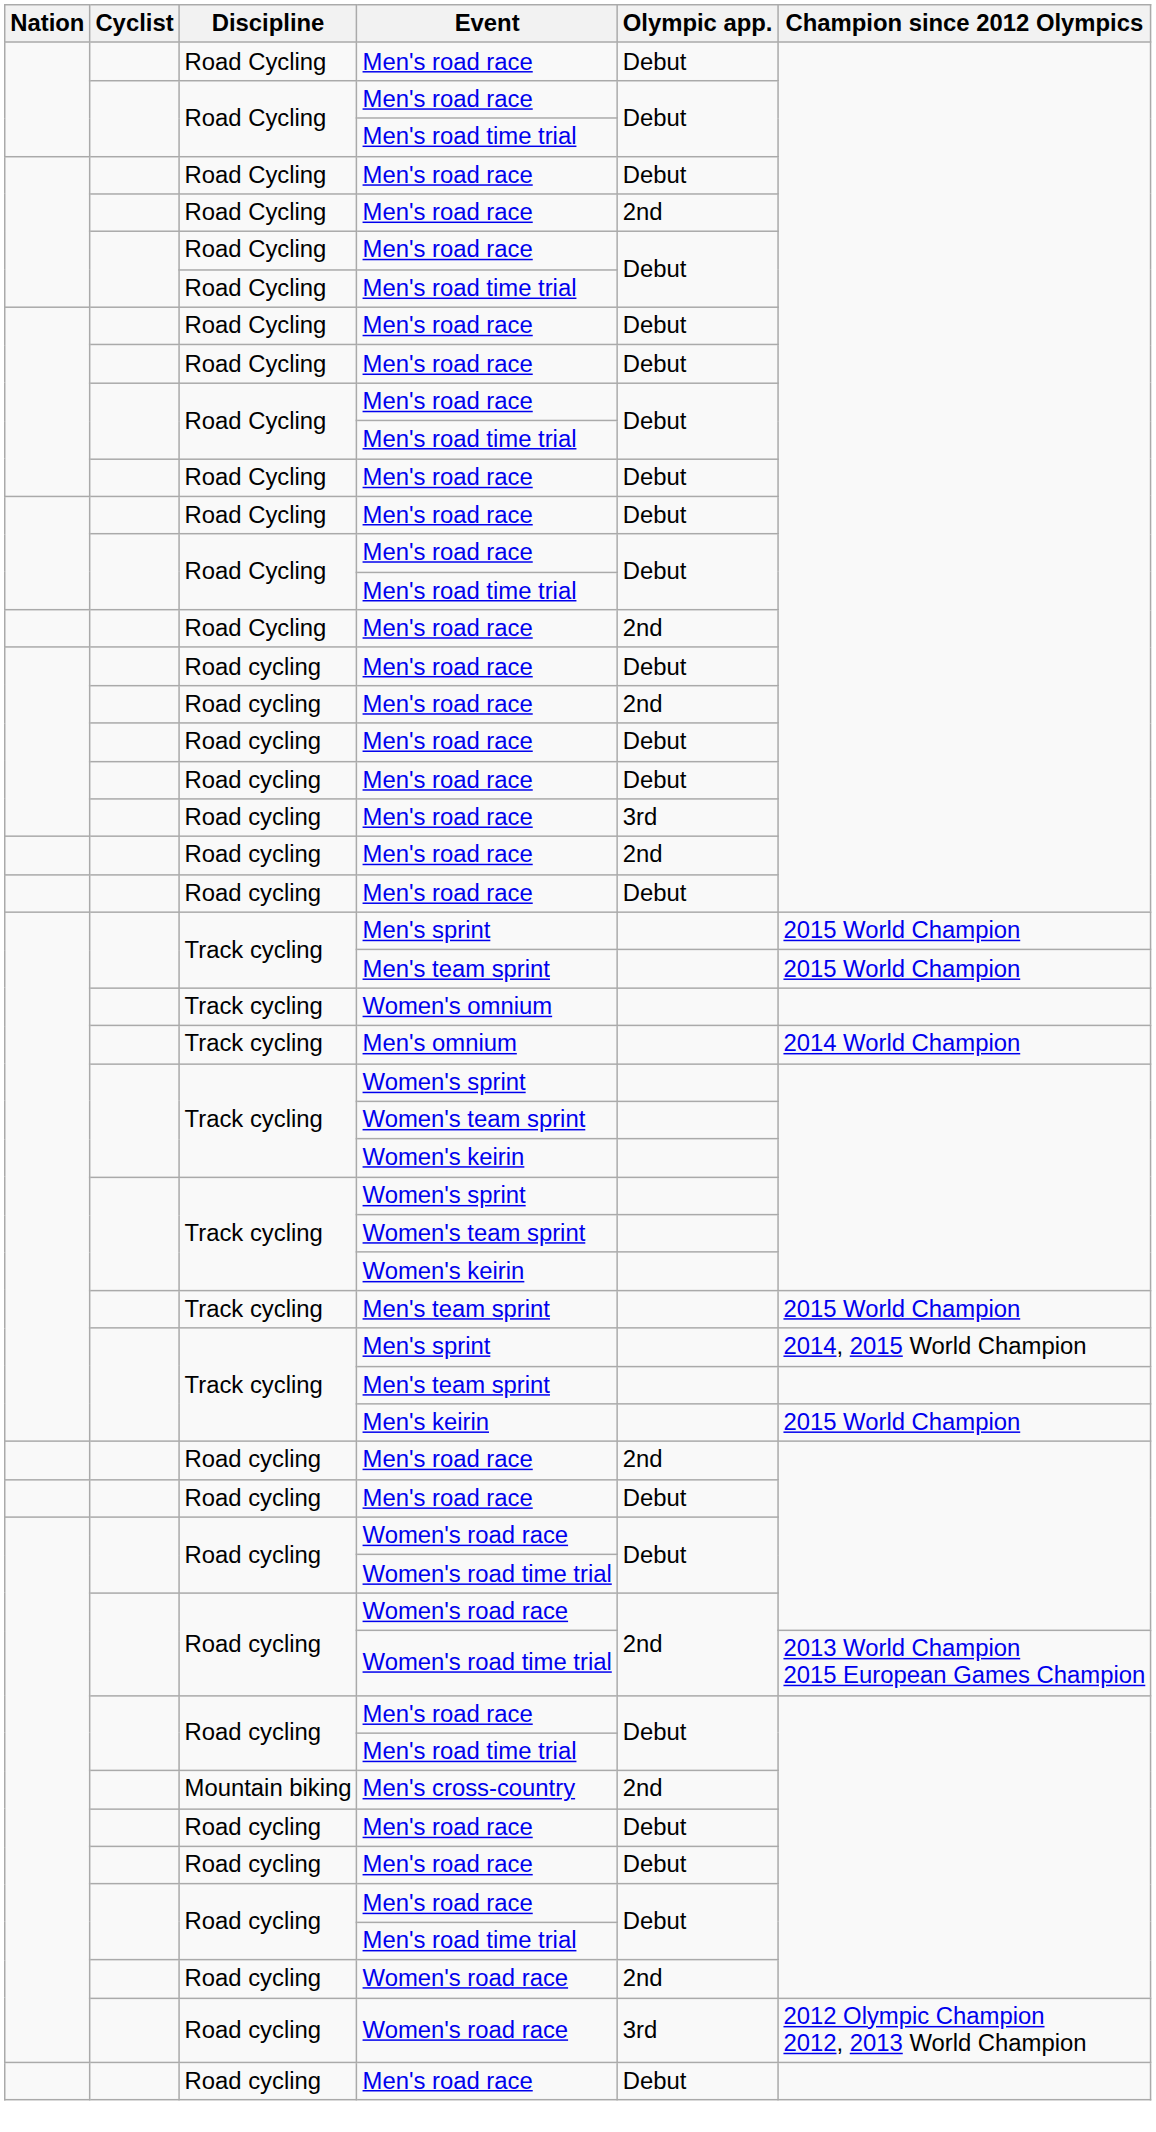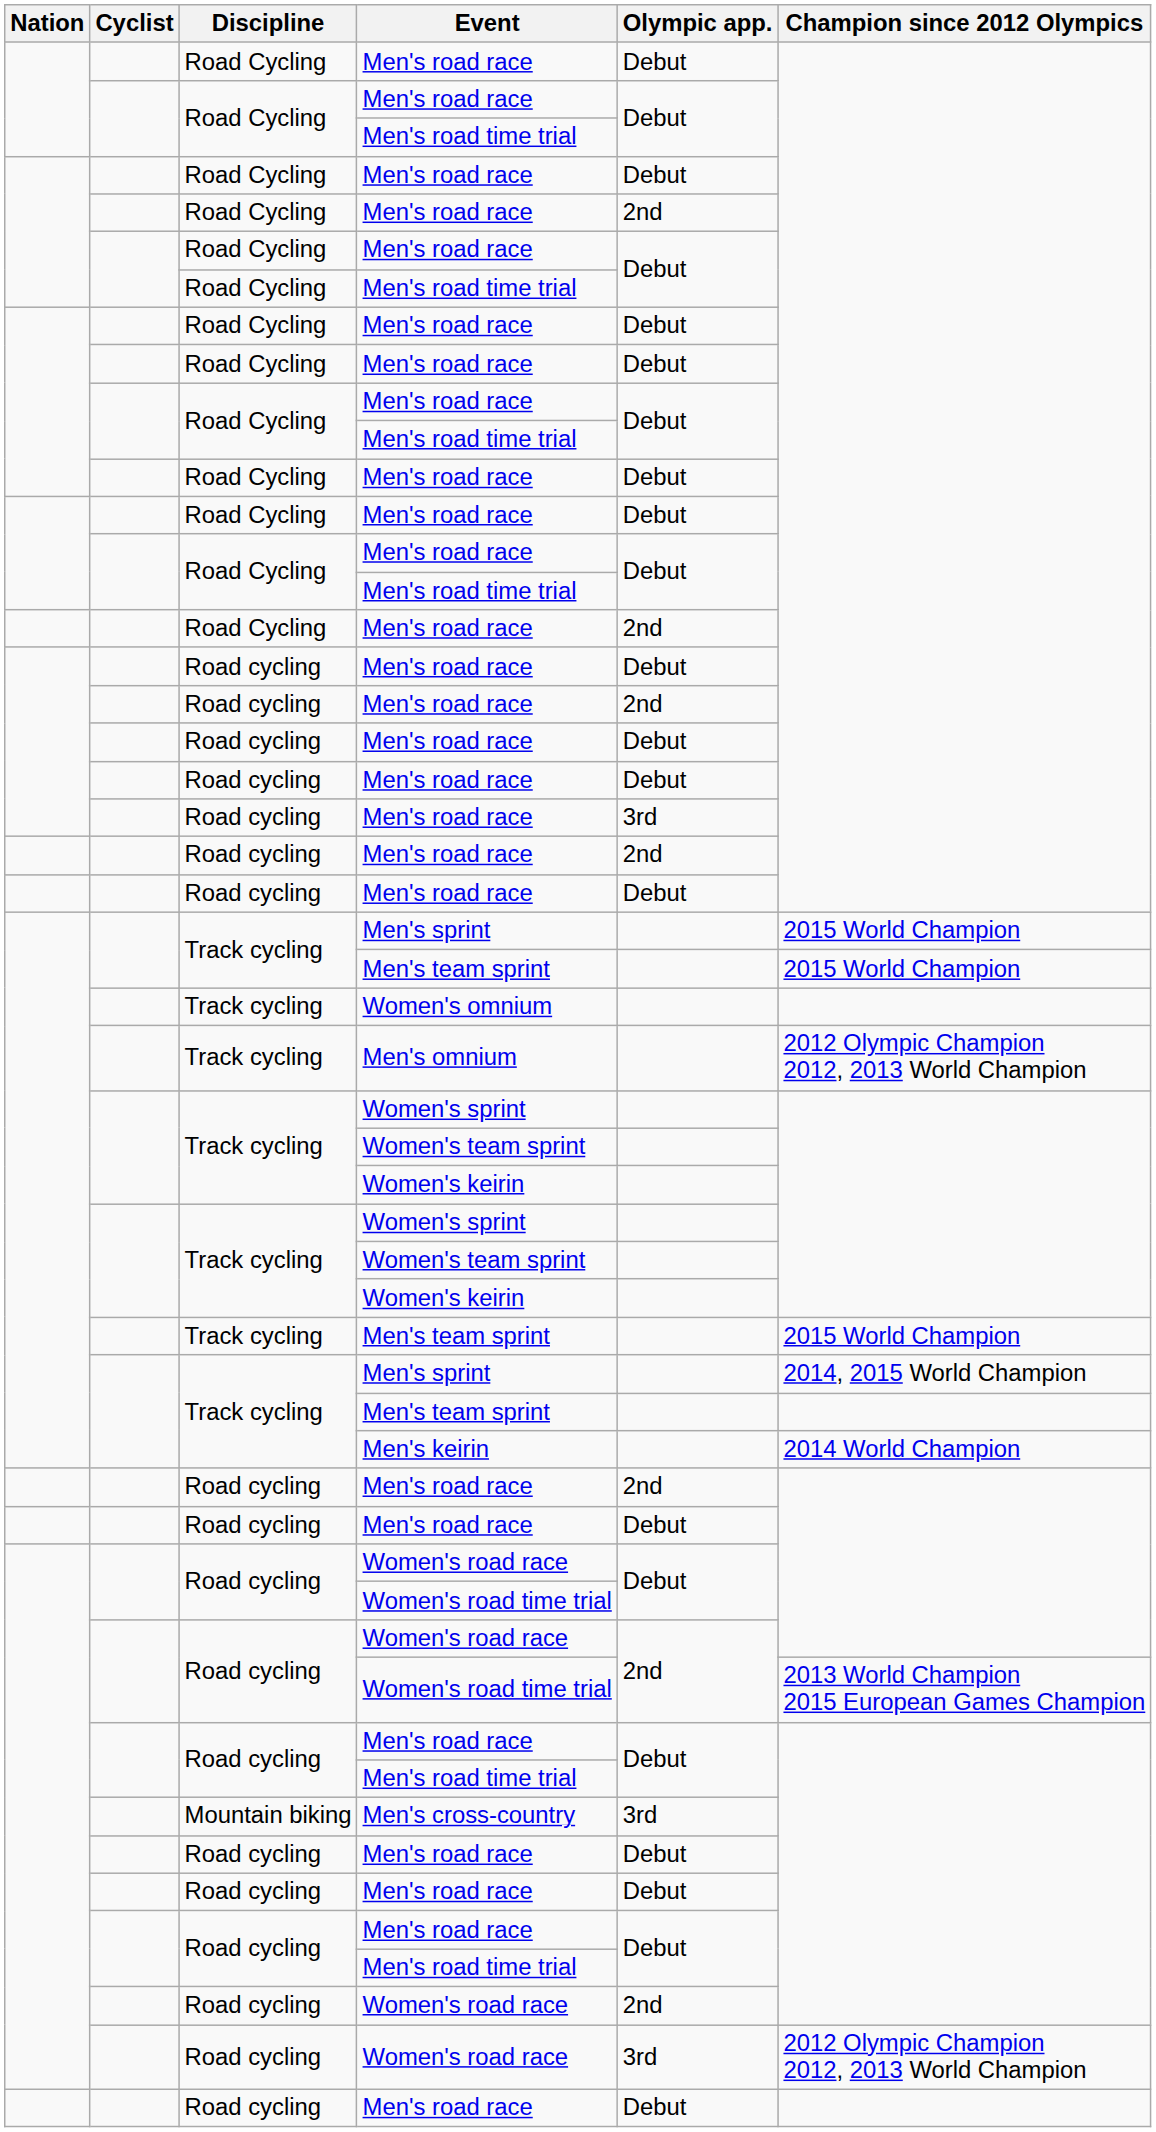(902, 1044) 2014 World Champion -> (935, 1057) 2012 Olympic Champion 2012, 2013 World Champion
(902, 1422) 2015 World Champion -> (902, 1449) 2014 World Champion
(643, 1789) 2nd -> (640, 1816) 3rd
